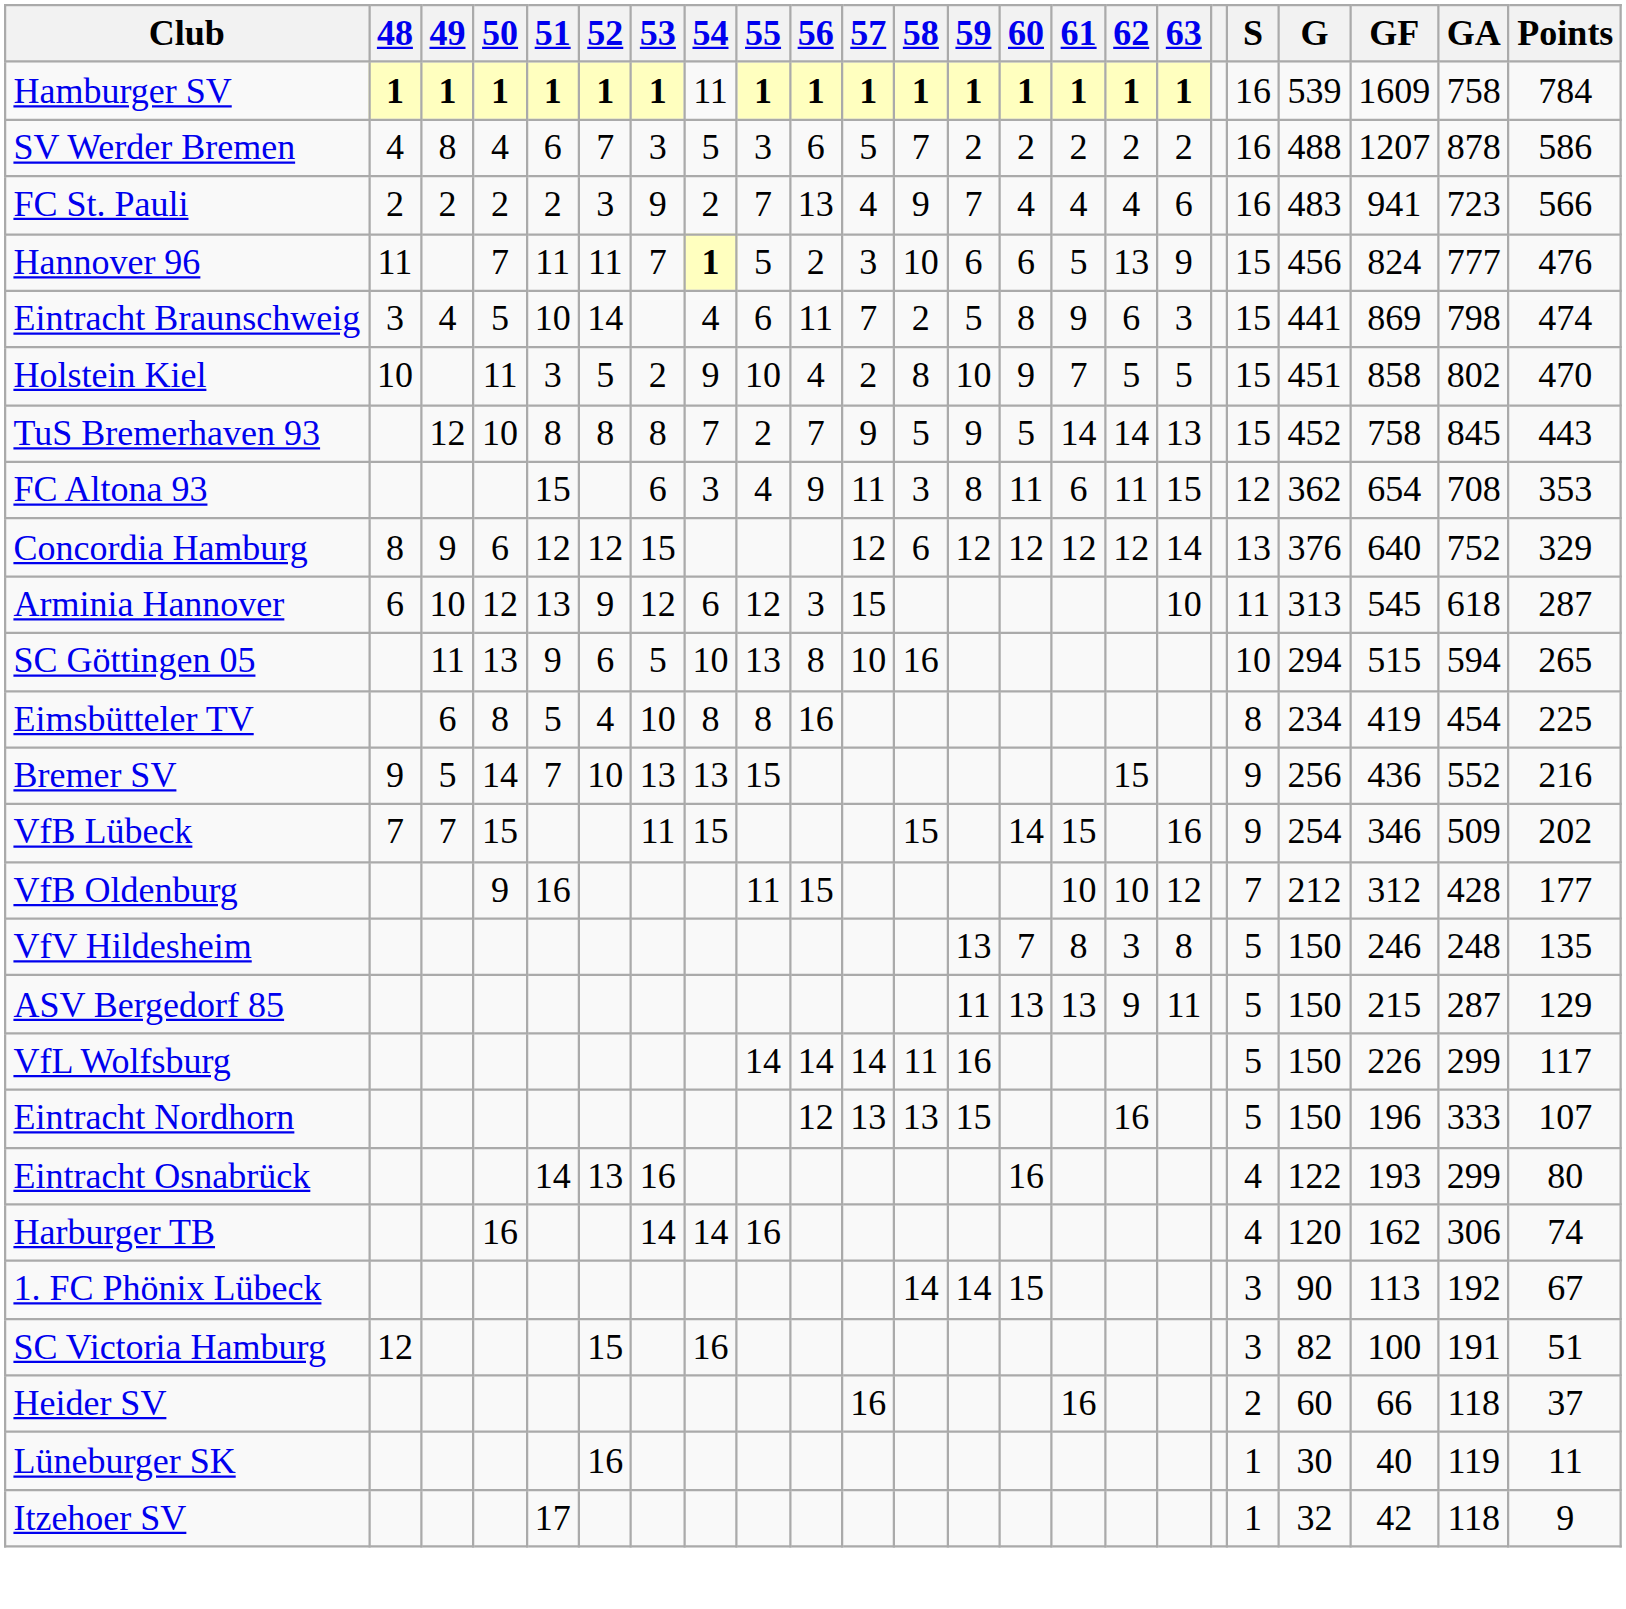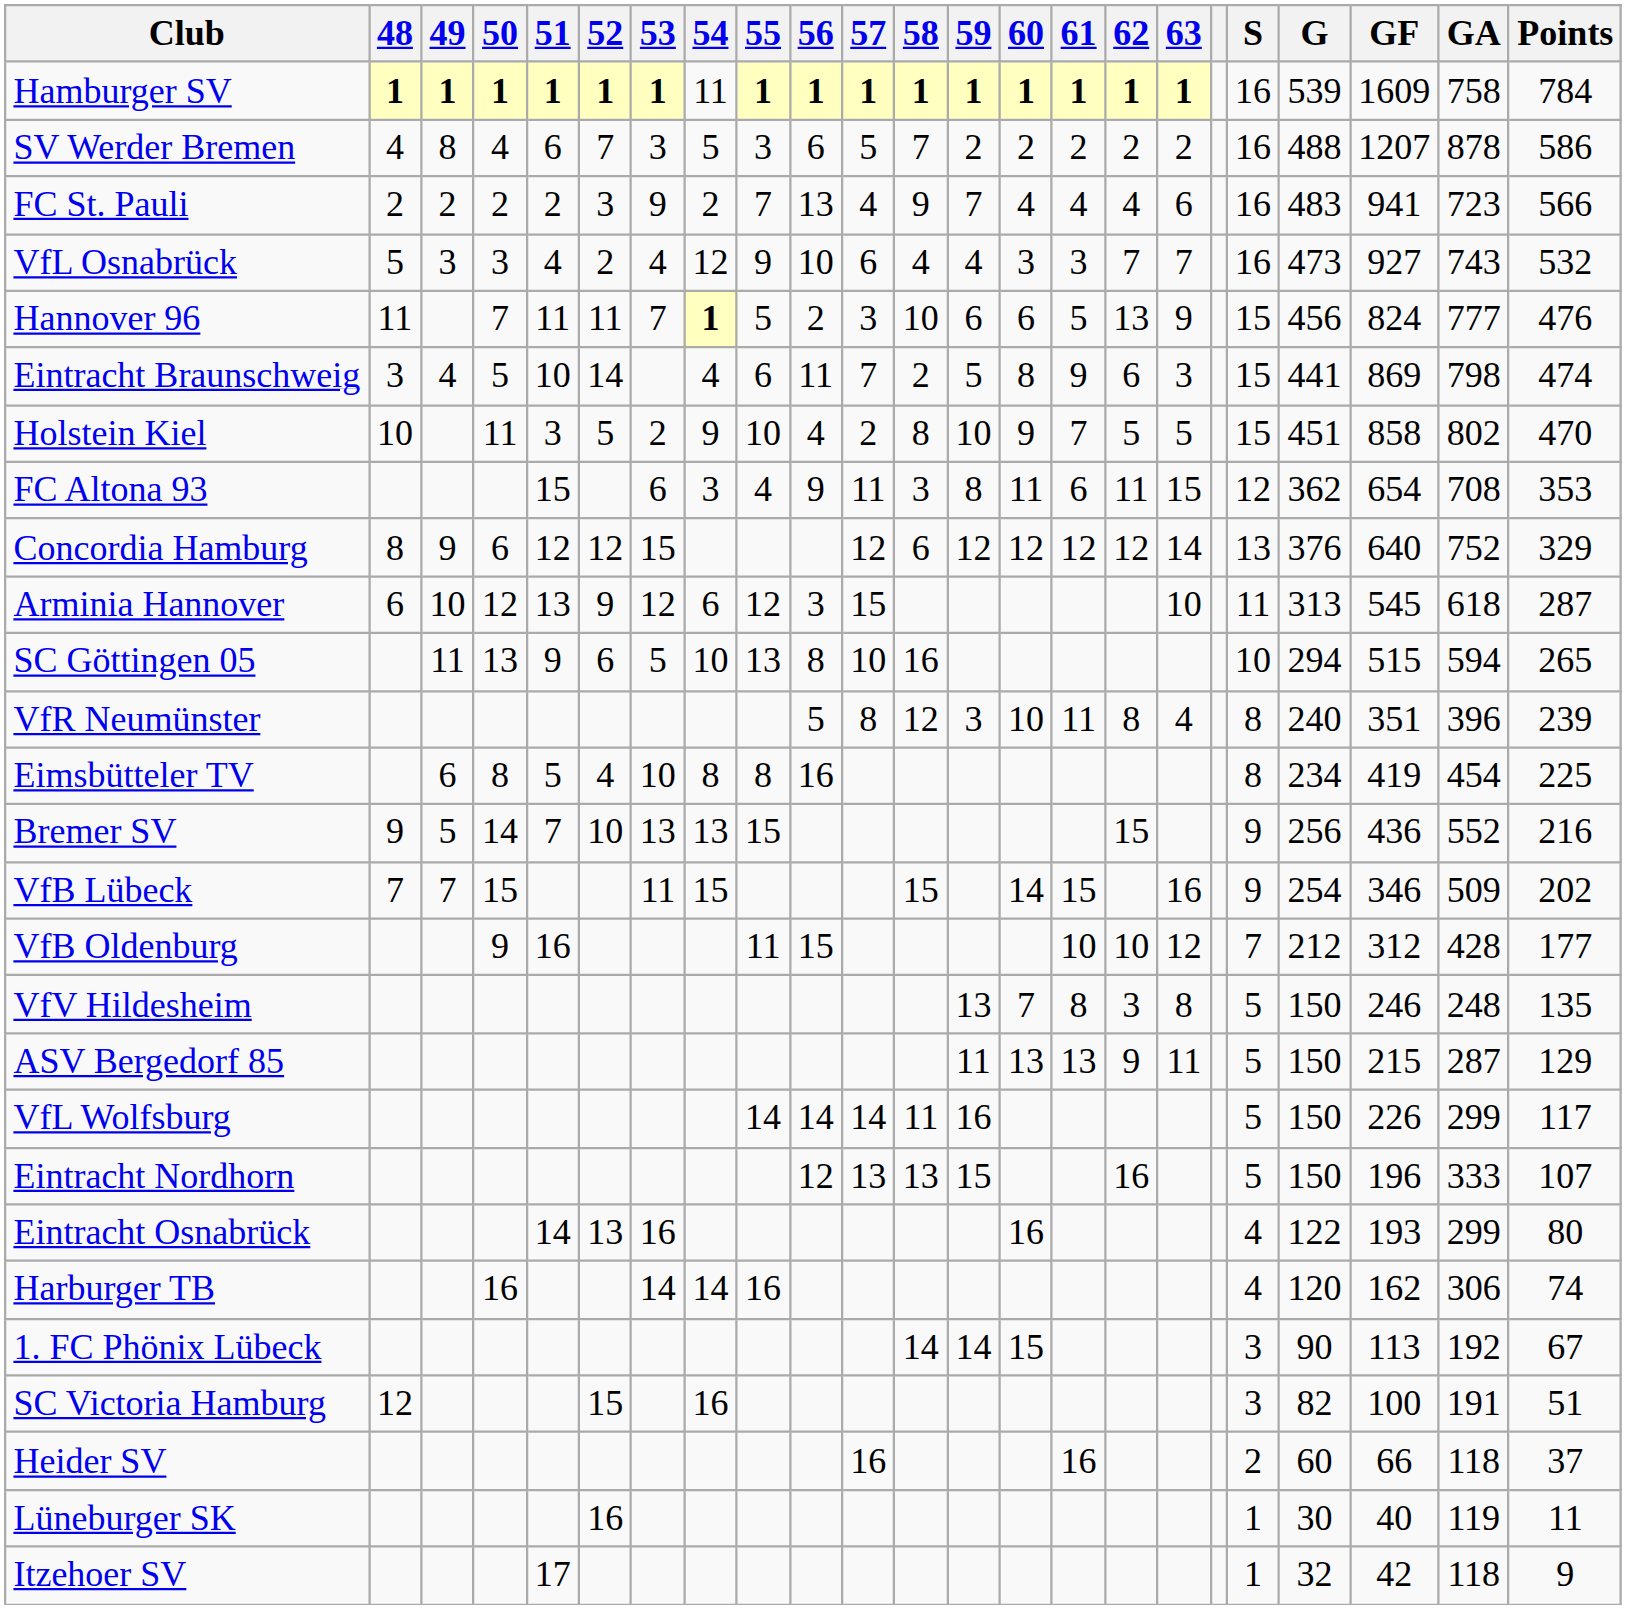+ row: (125, 261)
- row: (167, 432)
+ row: (137, 718)
